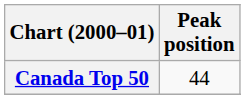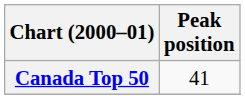(199, 77) 44 -> (199, 77) 41
